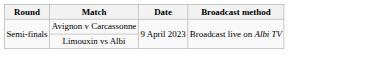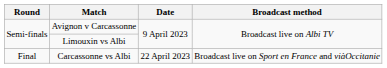+ row: (94, 56)
